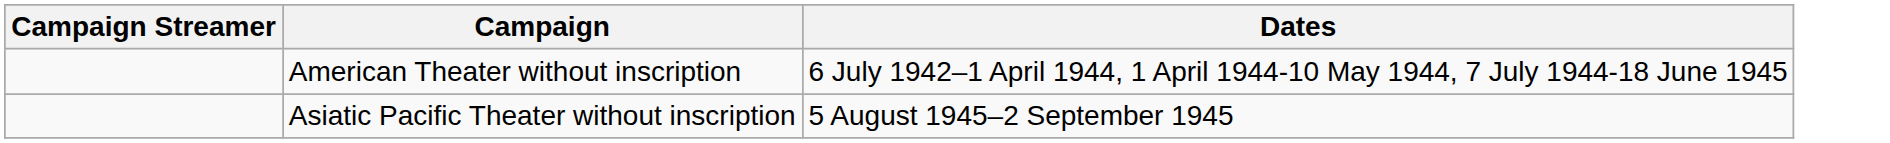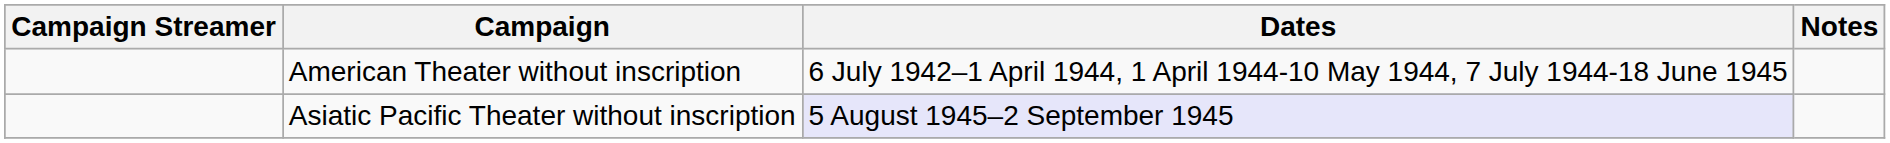+ column: (1839, 26)
(1021, 115) no background -> (1021, 115) lavender background
